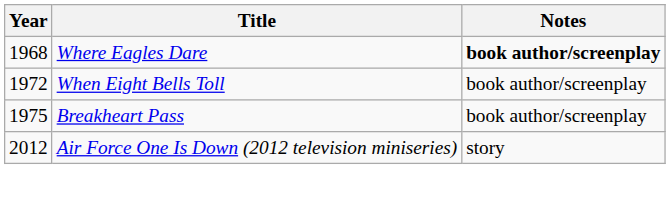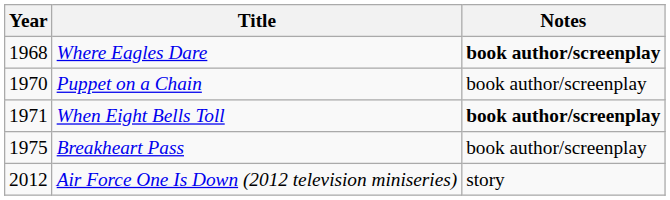+ row: (129, 84)
(28, 84) 1972 -> (28, 116) 1971
(556, 84) normal -> (563, 116) bold
